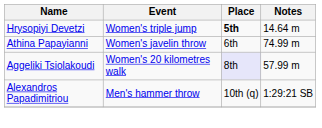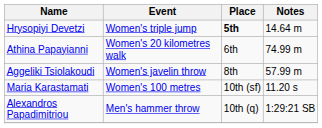(156, 44) Women's javelin throw -> (158, 50) Women's 20 kilometres walk
(158, 66) Women's 20 kilometres walk -> (156, 71) Women's javelin throw
(231, 66) lavender background -> (231, 71) no background
+ row: (48, 87)
